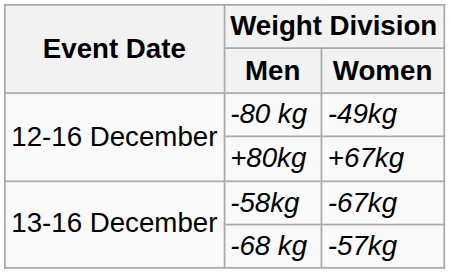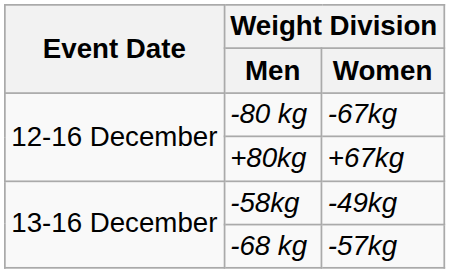(362, 114) -49kg -> (362, 114) -67kg
(362, 202) -67kg -> (362, 202) -49kg
